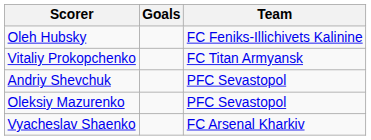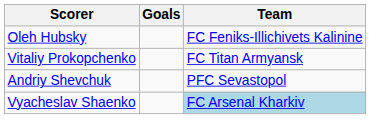- row: (66, 102)
(246, 124) no background -> (246, 102) lightblue background
